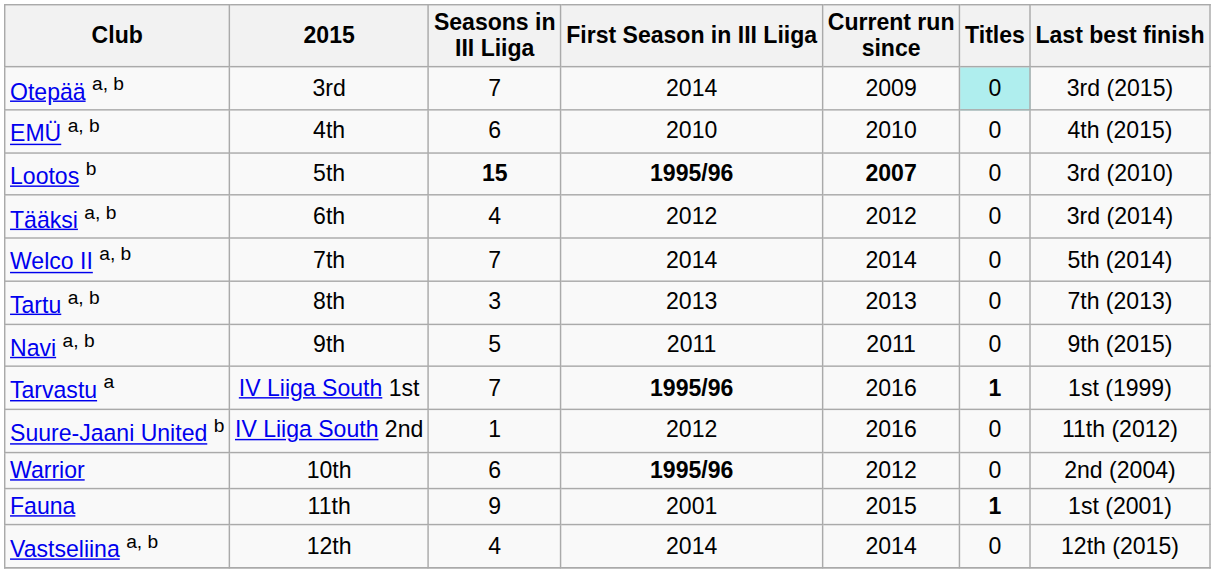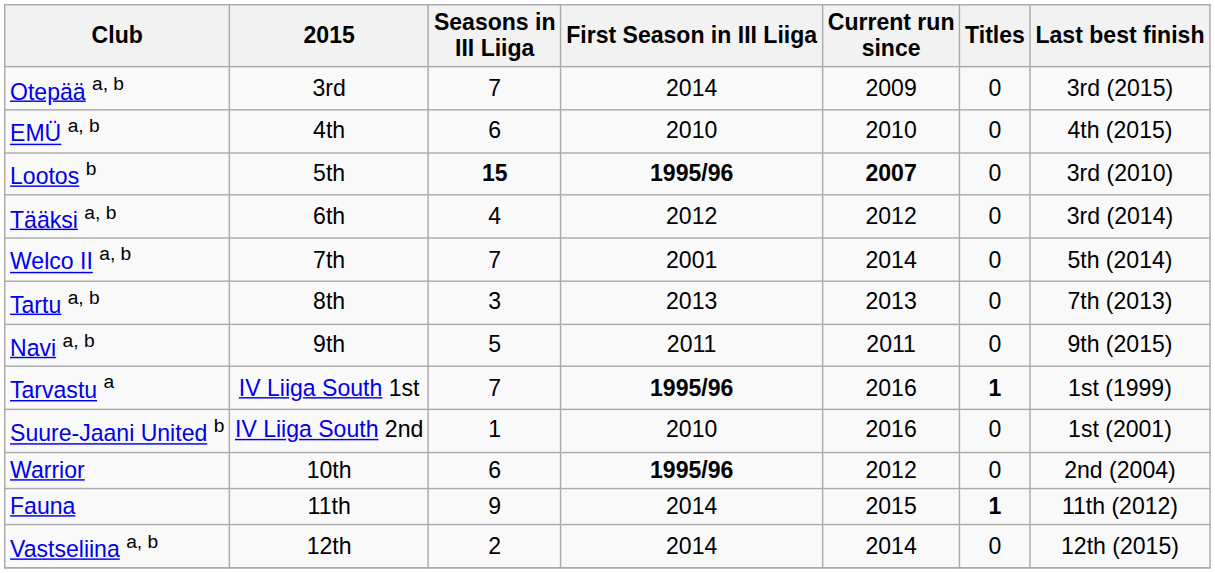(995, 88) paleturquoise background -> (995, 88) no background
(692, 259) 2014 -> (692, 259) 2001
(692, 430) 2012 -> (692, 430) 2010
(1120, 430) 11th (2012) -> (1120, 430) 1st (2001)
(692, 506) 2001 -> (692, 506) 2014
(1120, 506) 1st (2001) -> (1120, 506) 11th (2012)
(495, 546) 4 -> (495, 546) 2
